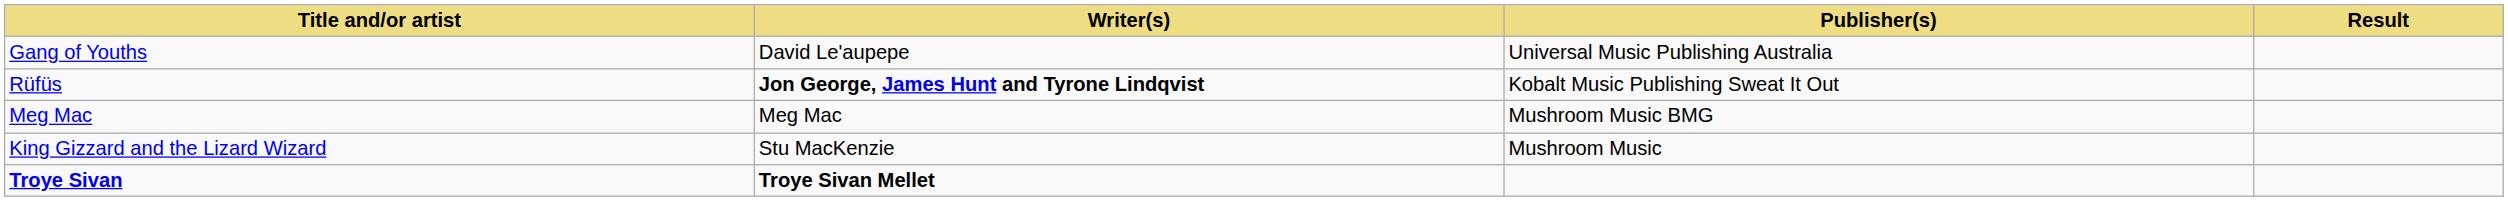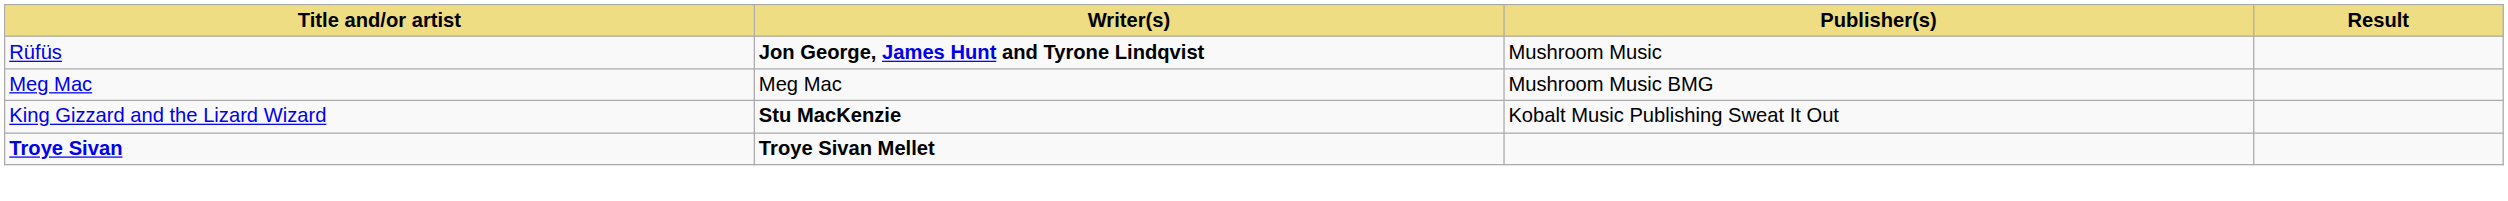- row: (78, 52)
(1674, 84) Kobalt Music Publishing Sweat It Out -> (1585, 52) Mushroom Music
(827, 148) normal -> (830, 116) bold
(1585, 148) Mushroom Music -> (1674, 116) Kobalt Music Publishing Sweat It Out
